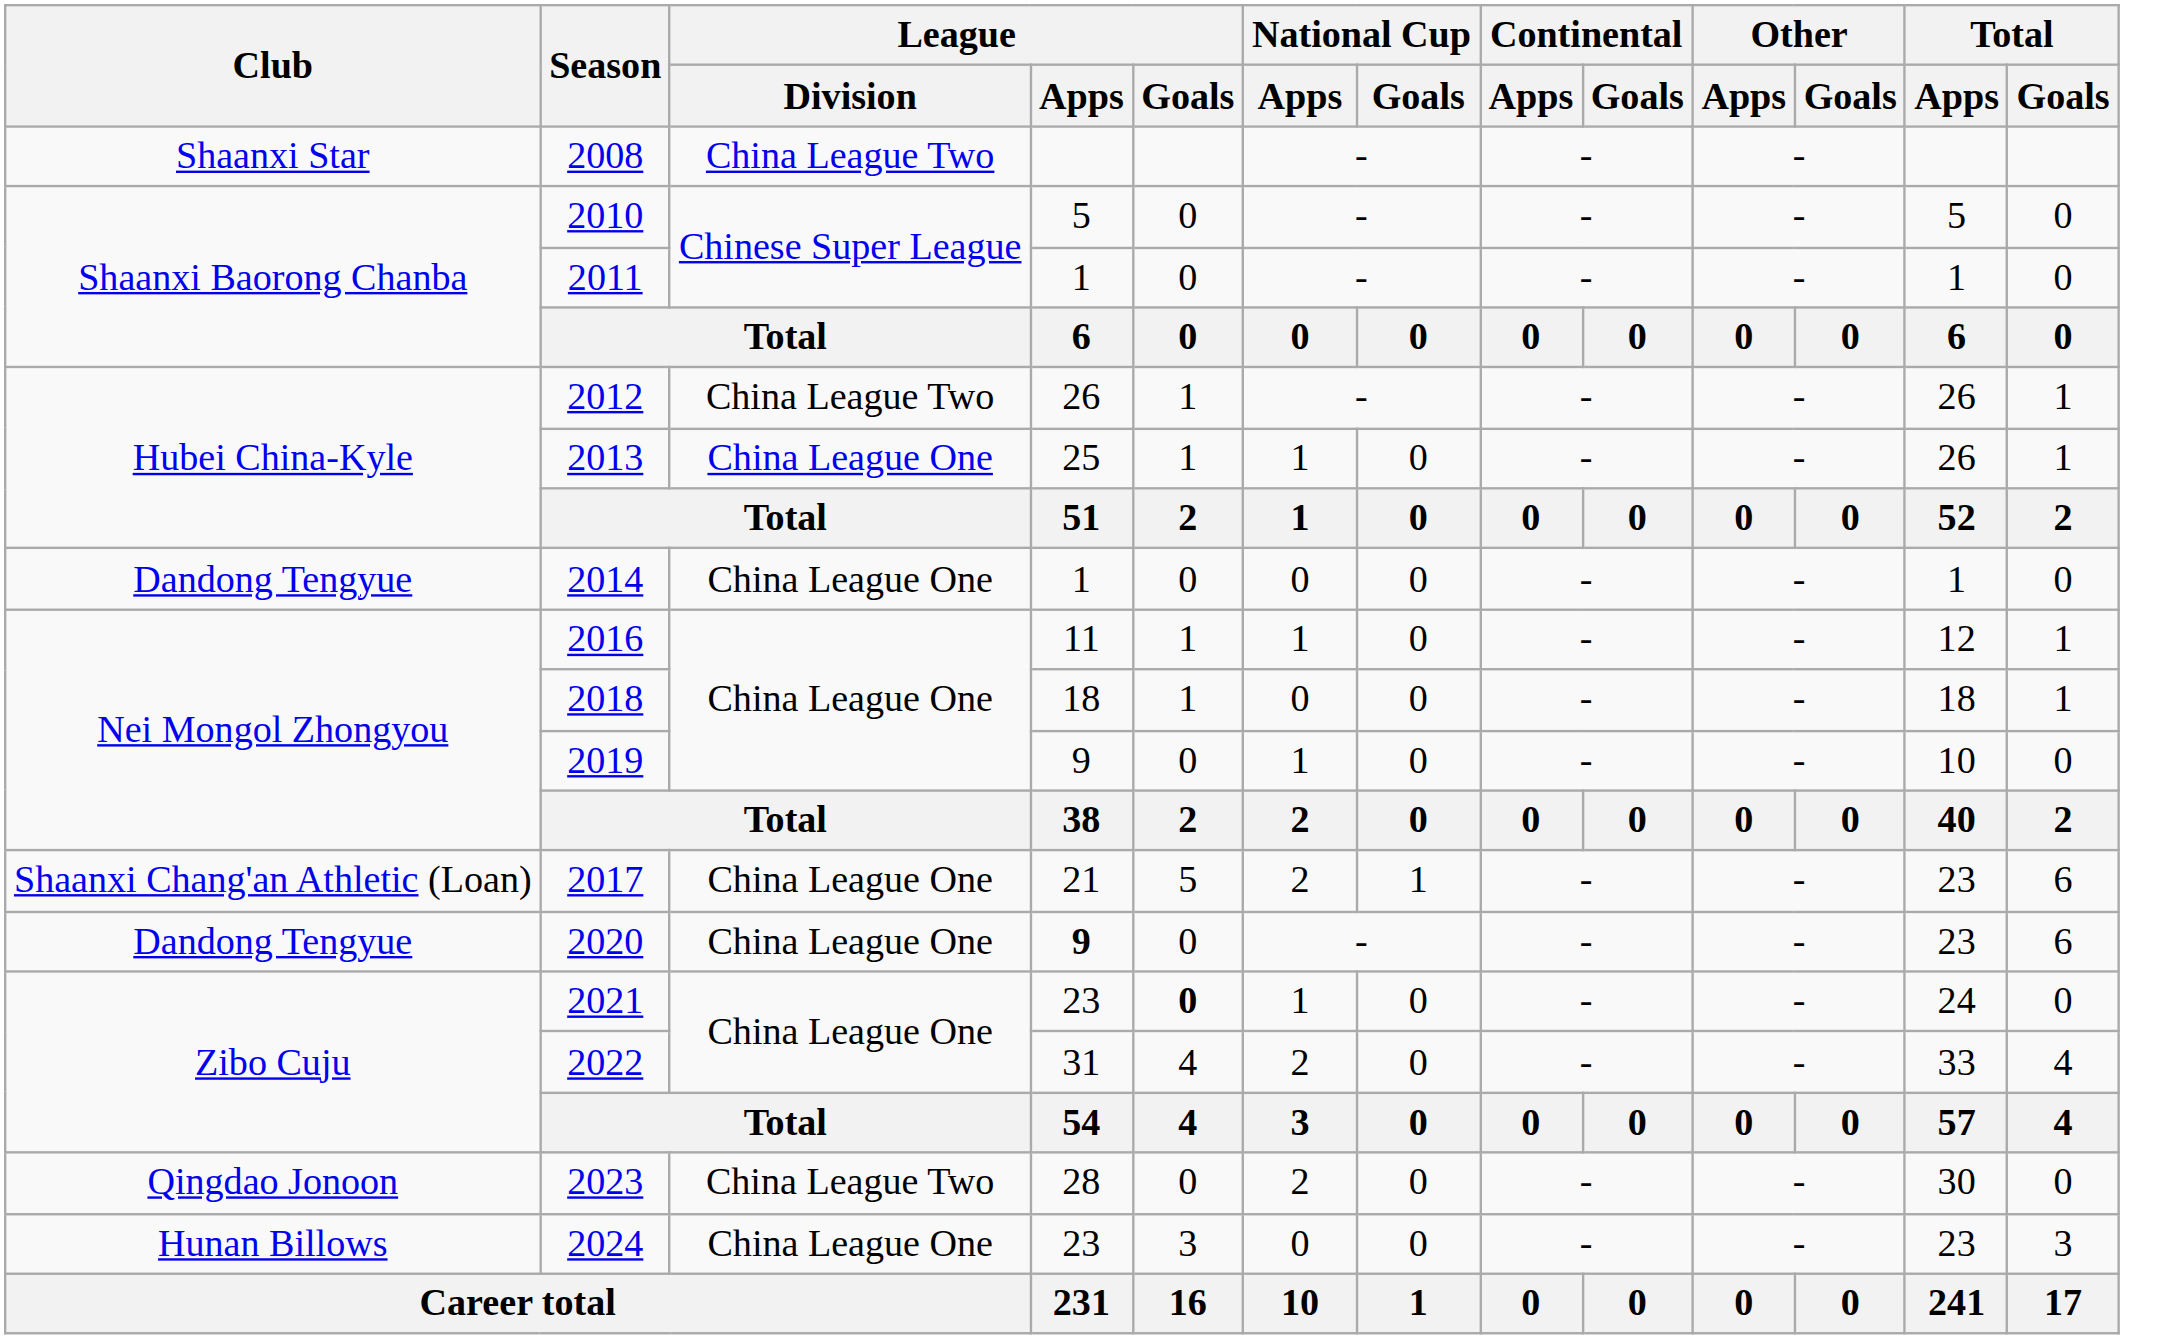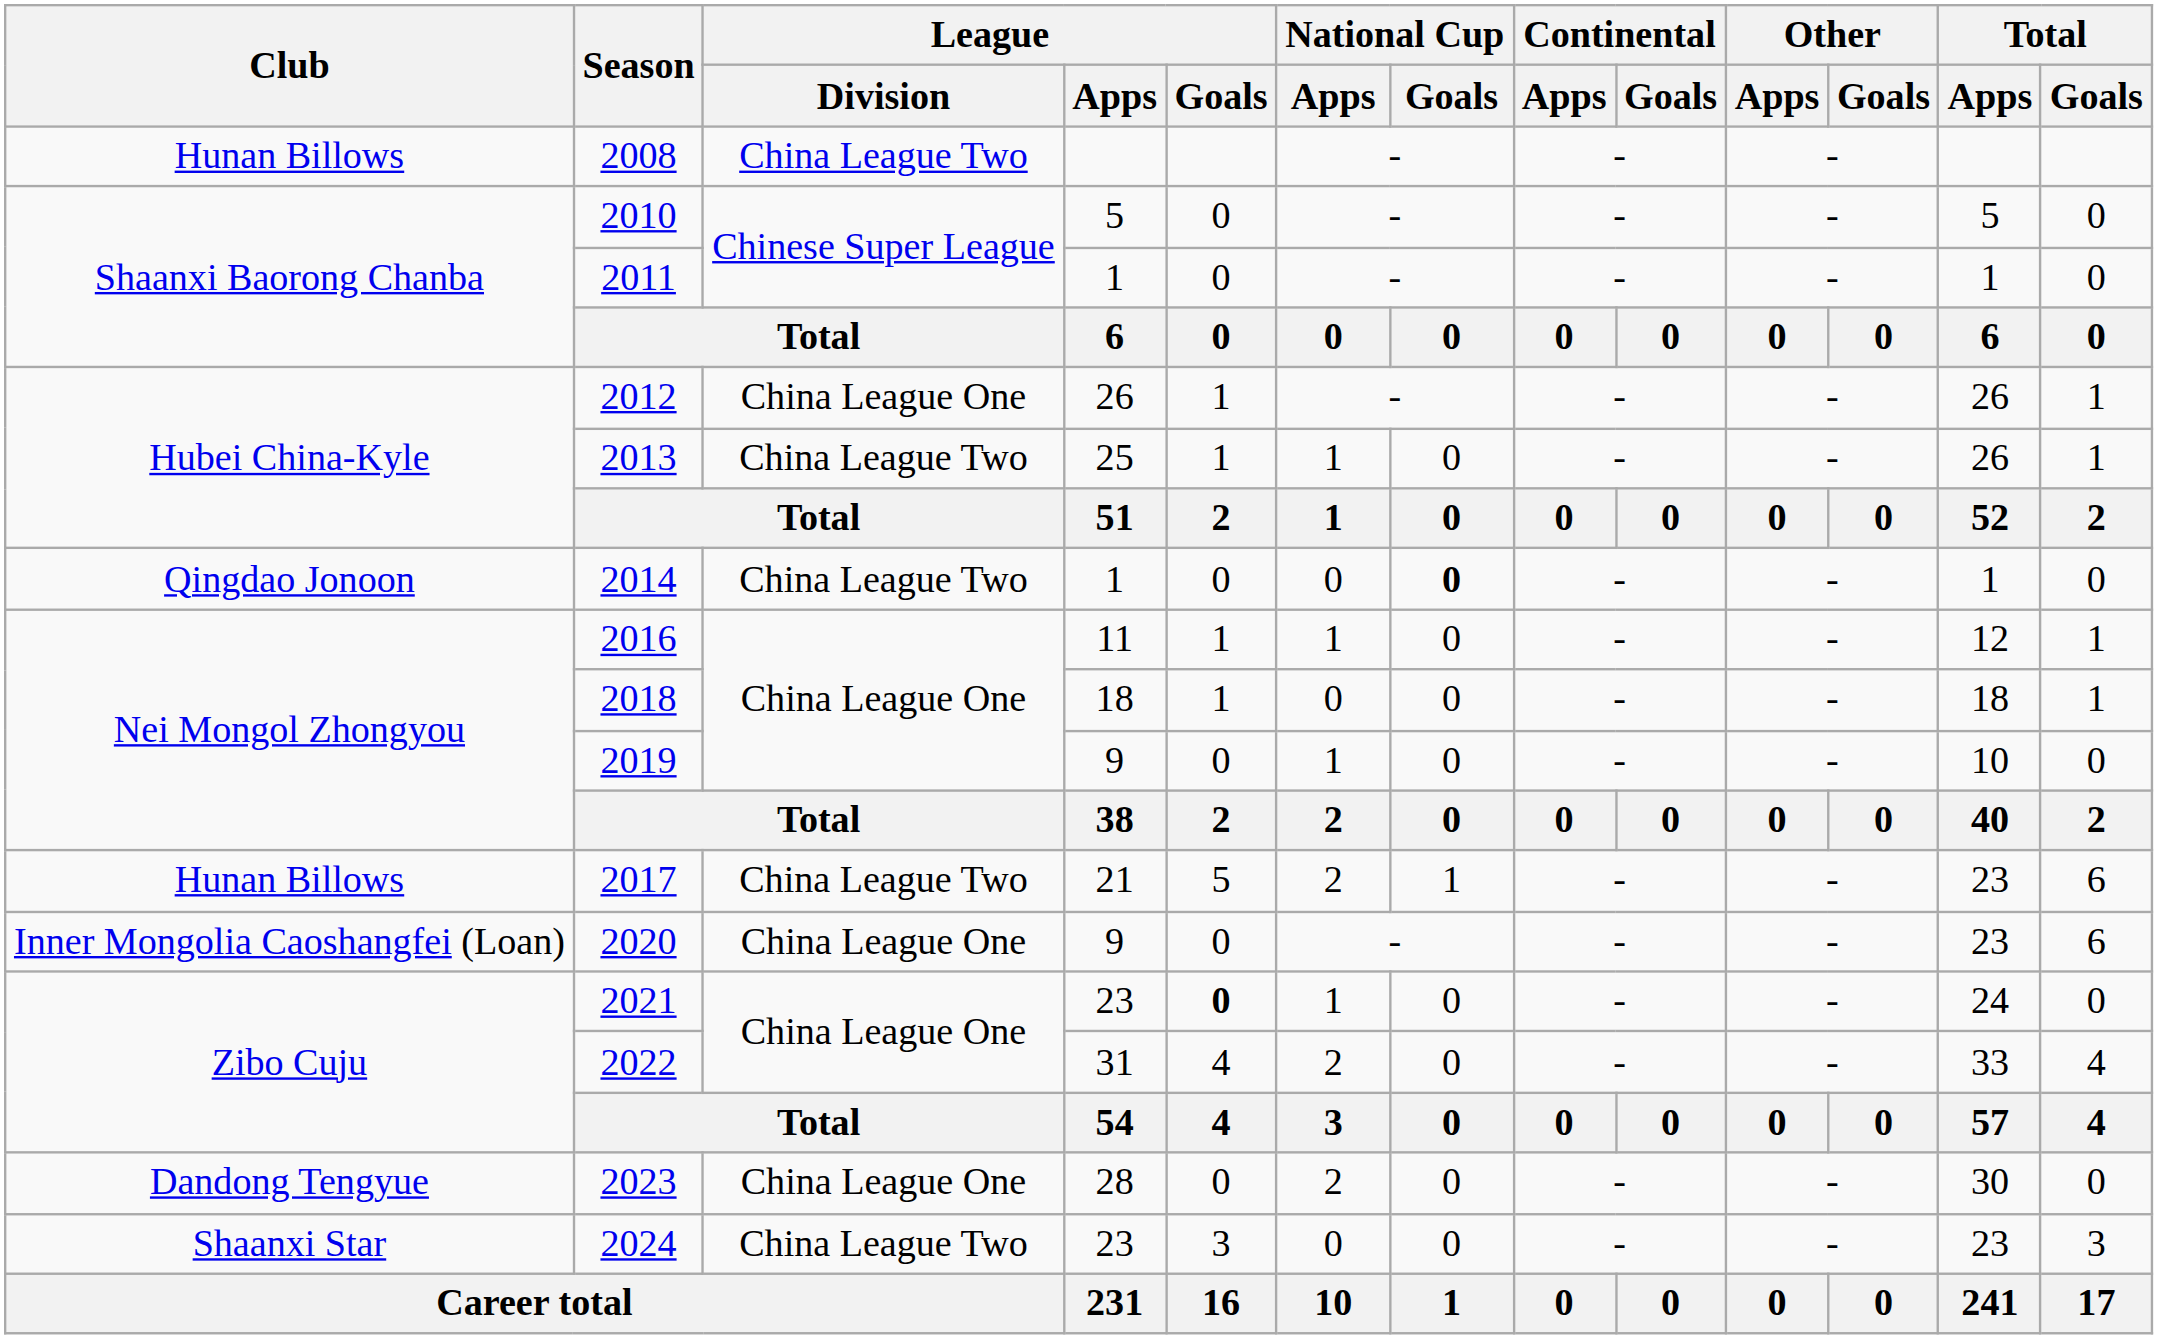(273, 155) Shaanxi Star -> (289, 155) Hunan Billows
(850, 397) China League Two -> (883, 397) China League One
(850, 457) China League One -> (883, 457) China League Two
(273, 578) Dandong Tengyue -> (289, 578) Qingdao Jonoon
(850, 578) China League One -> (883, 578) China League Two
(1418, 578) normal -> (1452, 578) bold
(273, 880) Shaanxi Chang'an Athletic (Loan) -> (289, 880) Hunan Billows
(850, 880) China League One -> (883, 880) China League Two
(273, 940) Dandong Tengyue -> (289, 940) Inner Mongolia Caoshangfei (Loan)
(1081, 940) bold -> (1115, 940) normal
(273, 1182) Qingdao Jonoon -> (289, 1182) Dandong Tengyue
(850, 1182) China League Two -> (883, 1182) China League One
(273, 1242) Hunan Billows -> (289, 1242) Shaanxi Star
(850, 1242) China League One -> (883, 1242) China League Two
